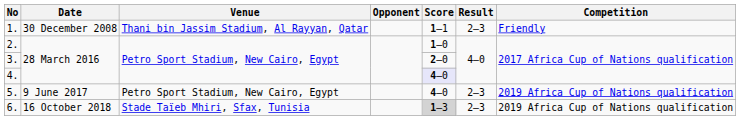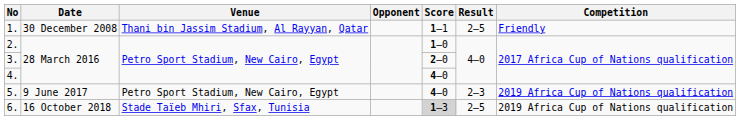(476, 28) 2–3 -> (476, 28) 2–5
(439, 76) lavender background -> (439, 76) no background
(476, 108) 2–3 -> (476, 108) 2–5
